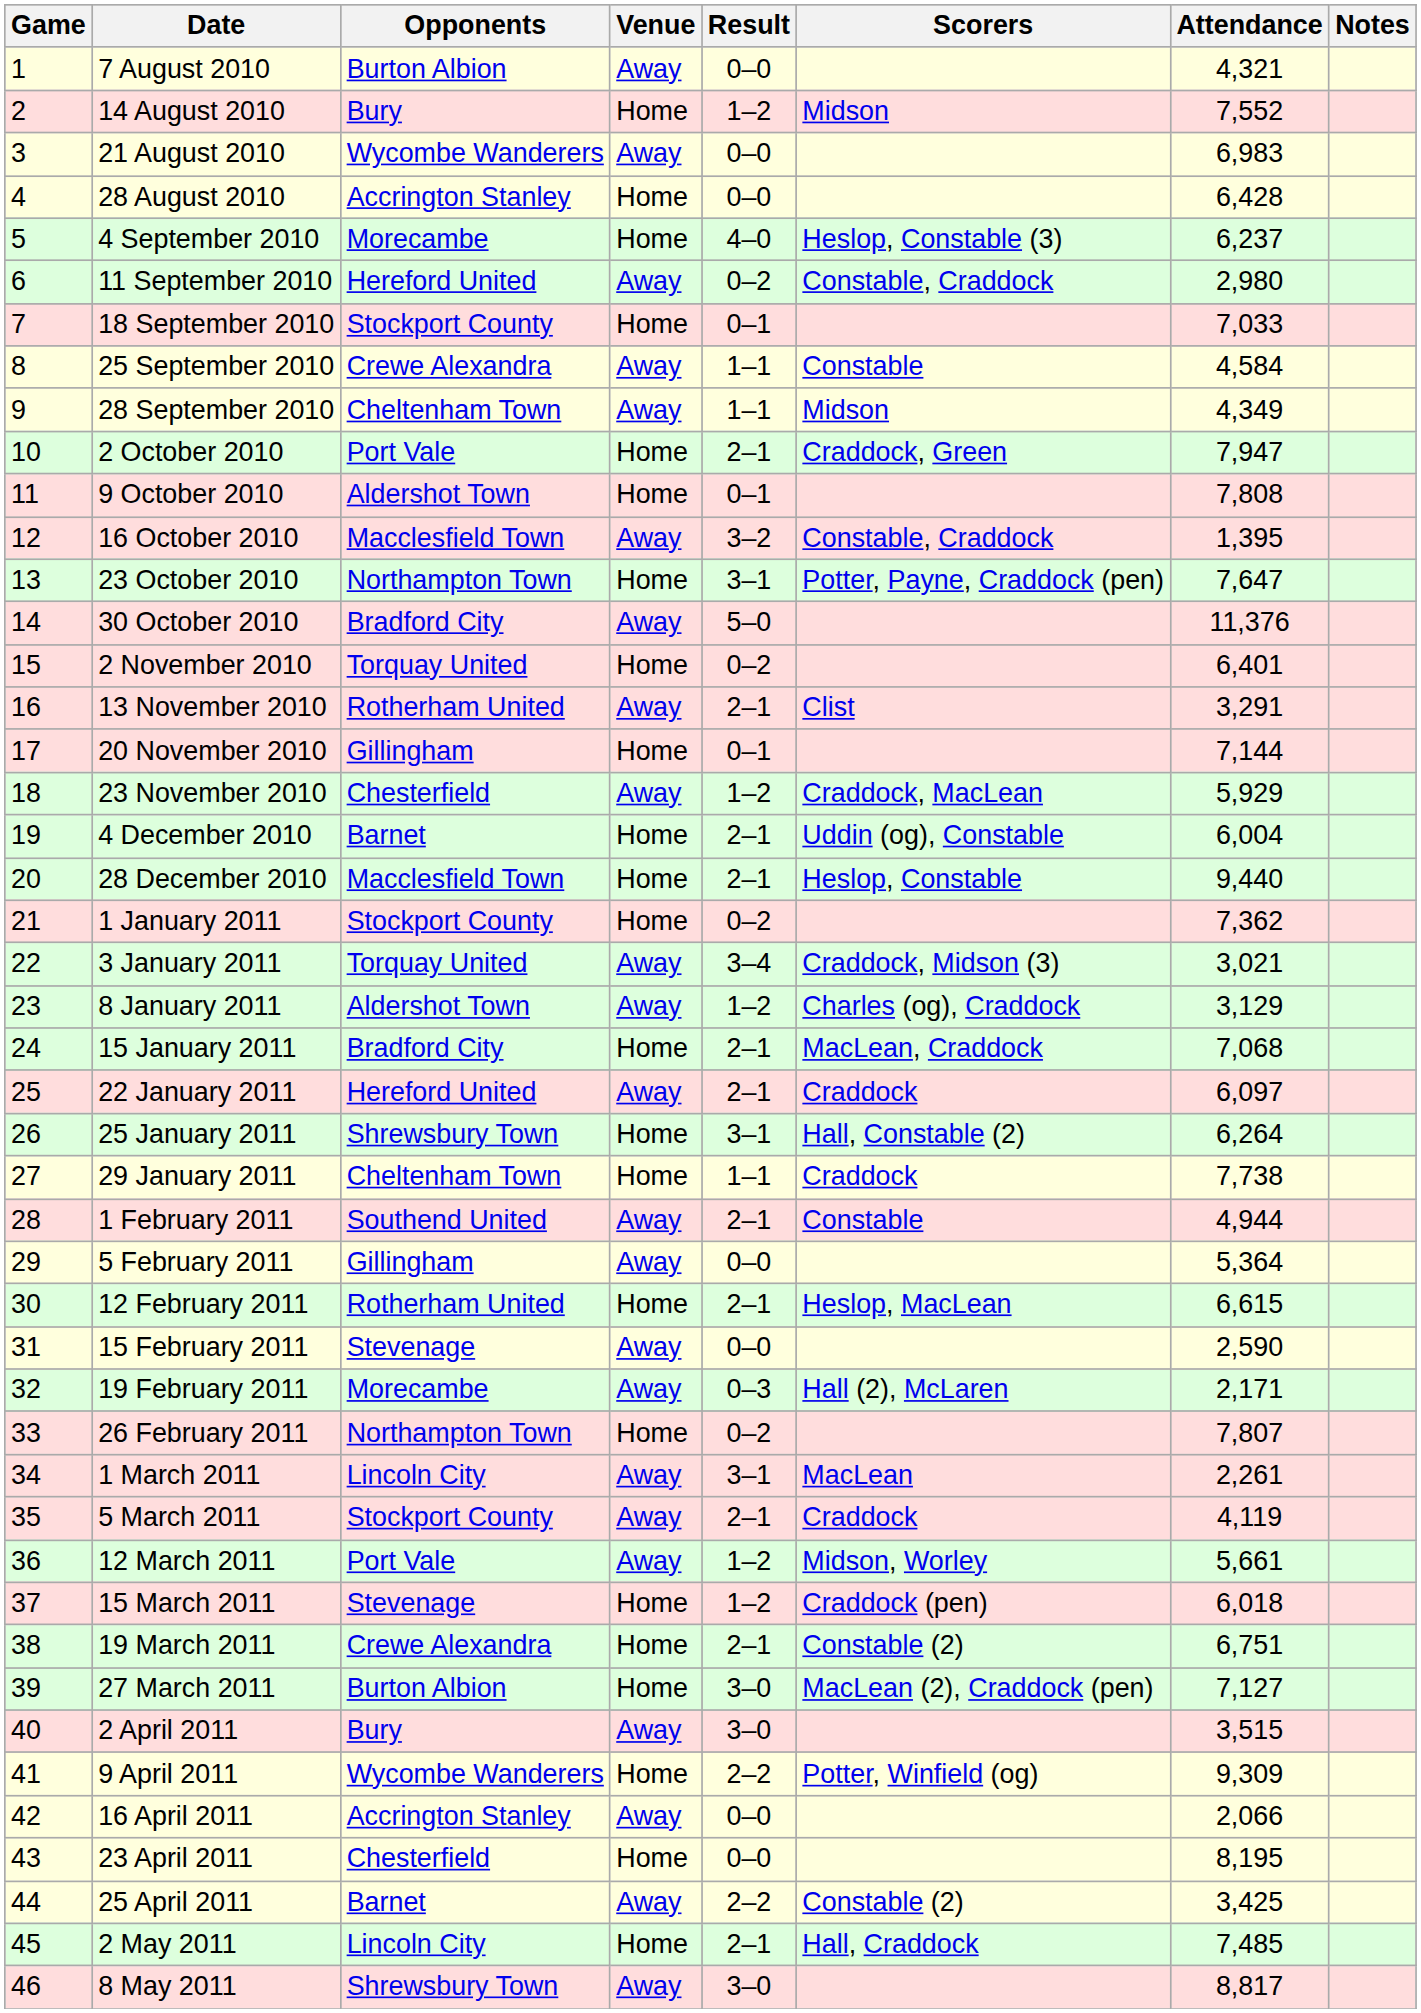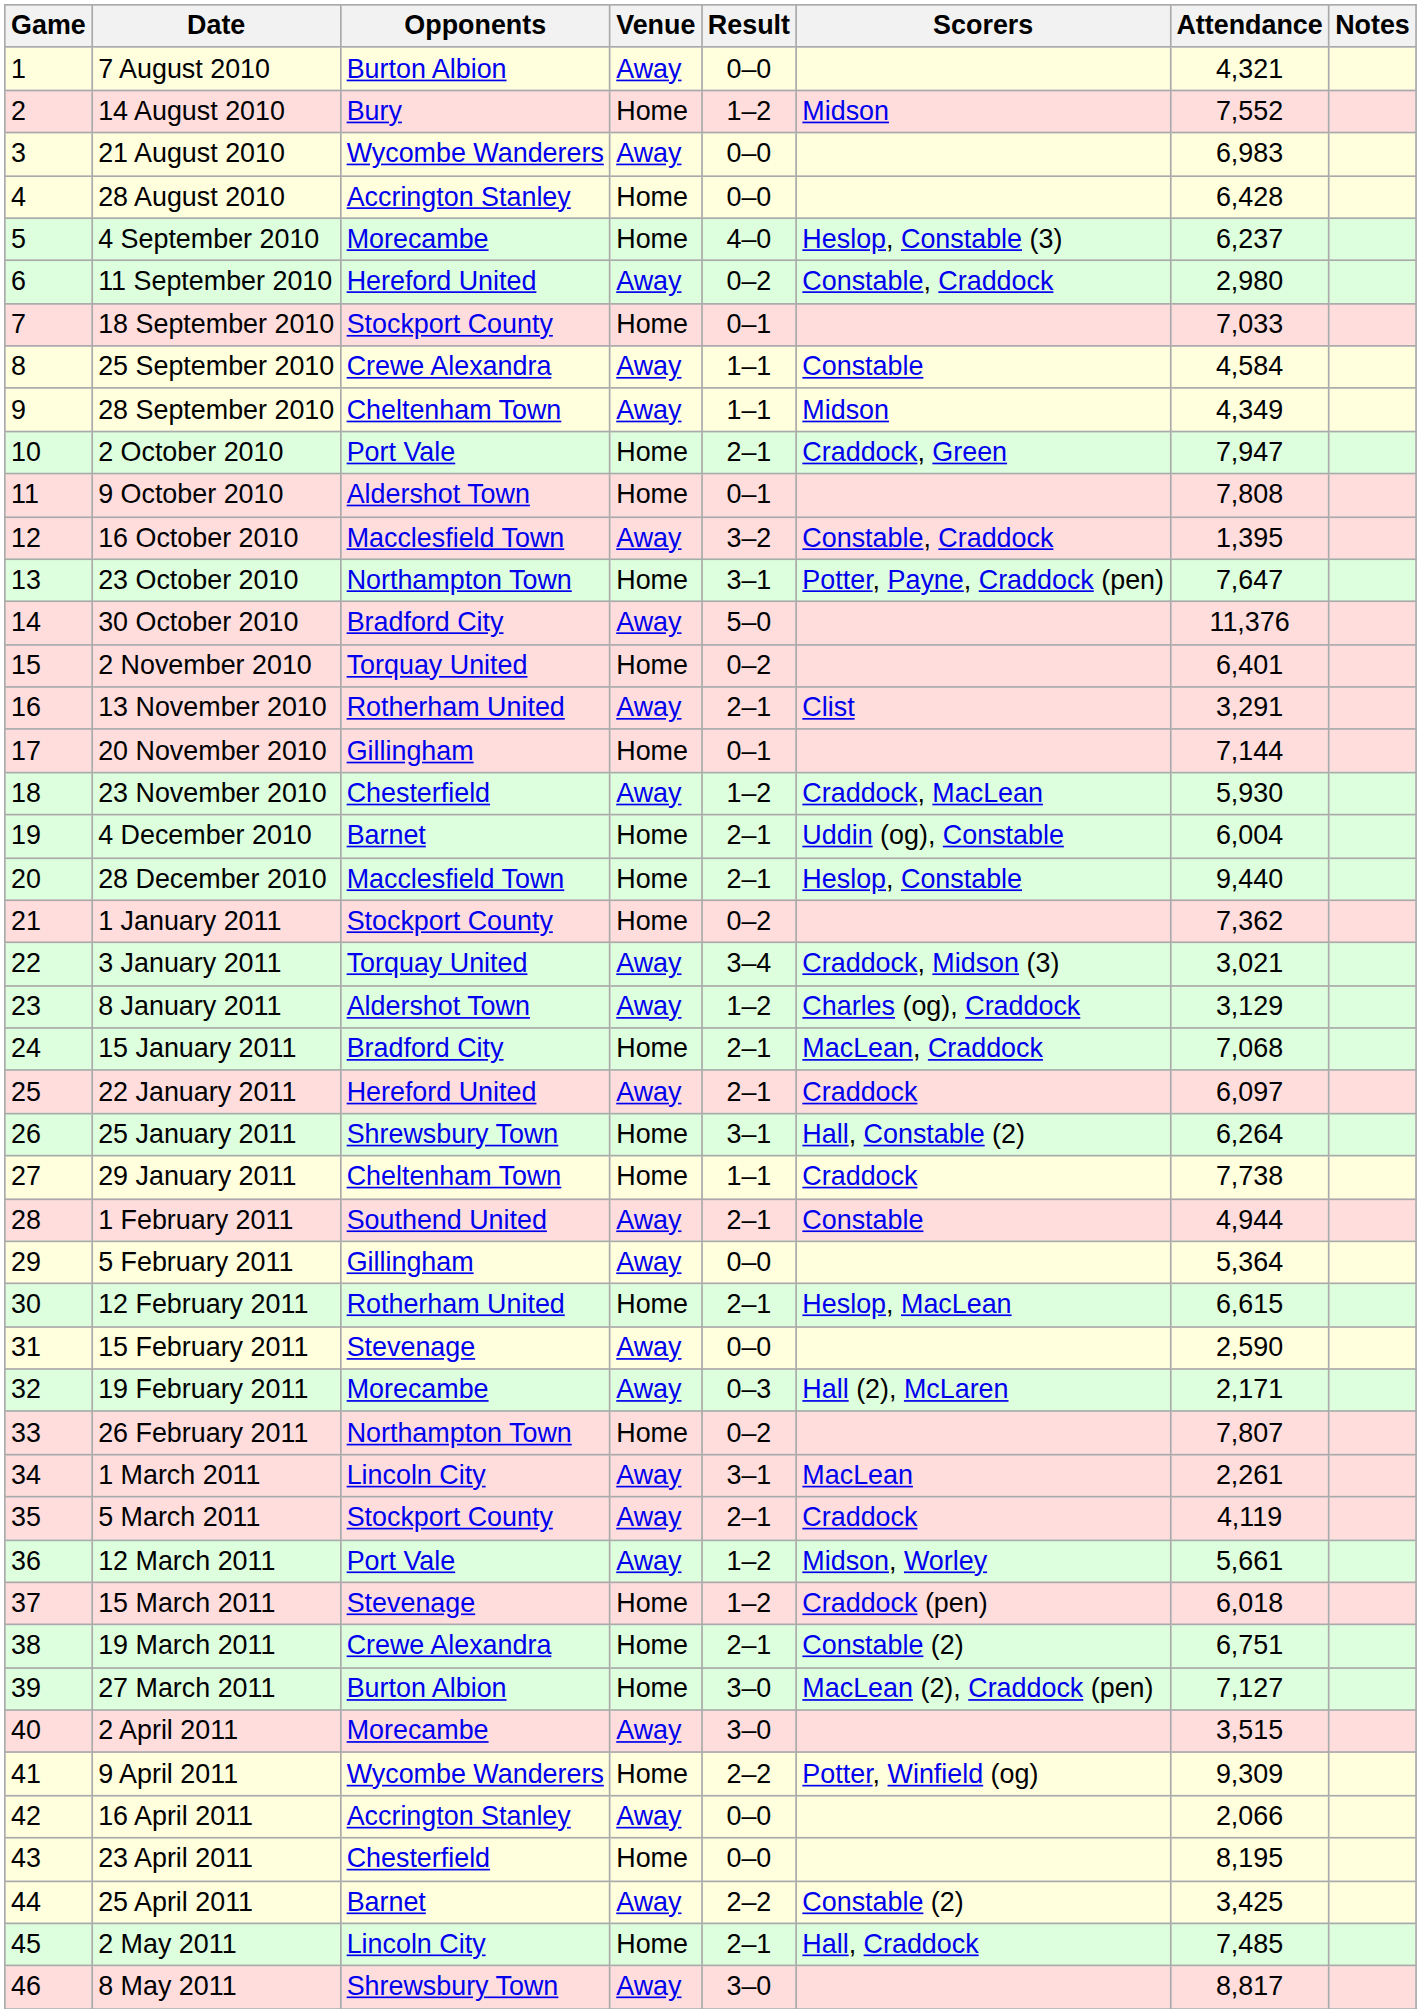(1250, 793) 5,929 -> (1250, 793) 5,930
(374, 1731) Bury -> (418, 1731) Morecambe
